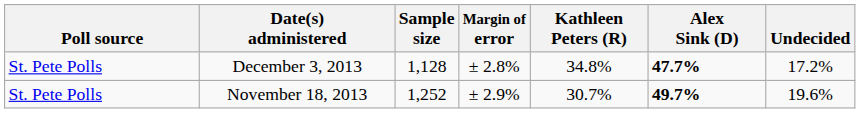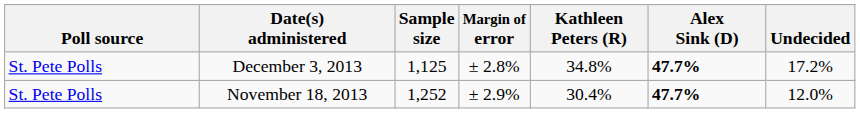(427, 66) 1,128 -> (427, 66) 1,125
(589, 94) 30.7% -> (589, 94) 30.4%
(676, 94) 49.7% -> (676, 94) 47.7%
(810, 94) 19.6% -> (810, 94) 12.0%
